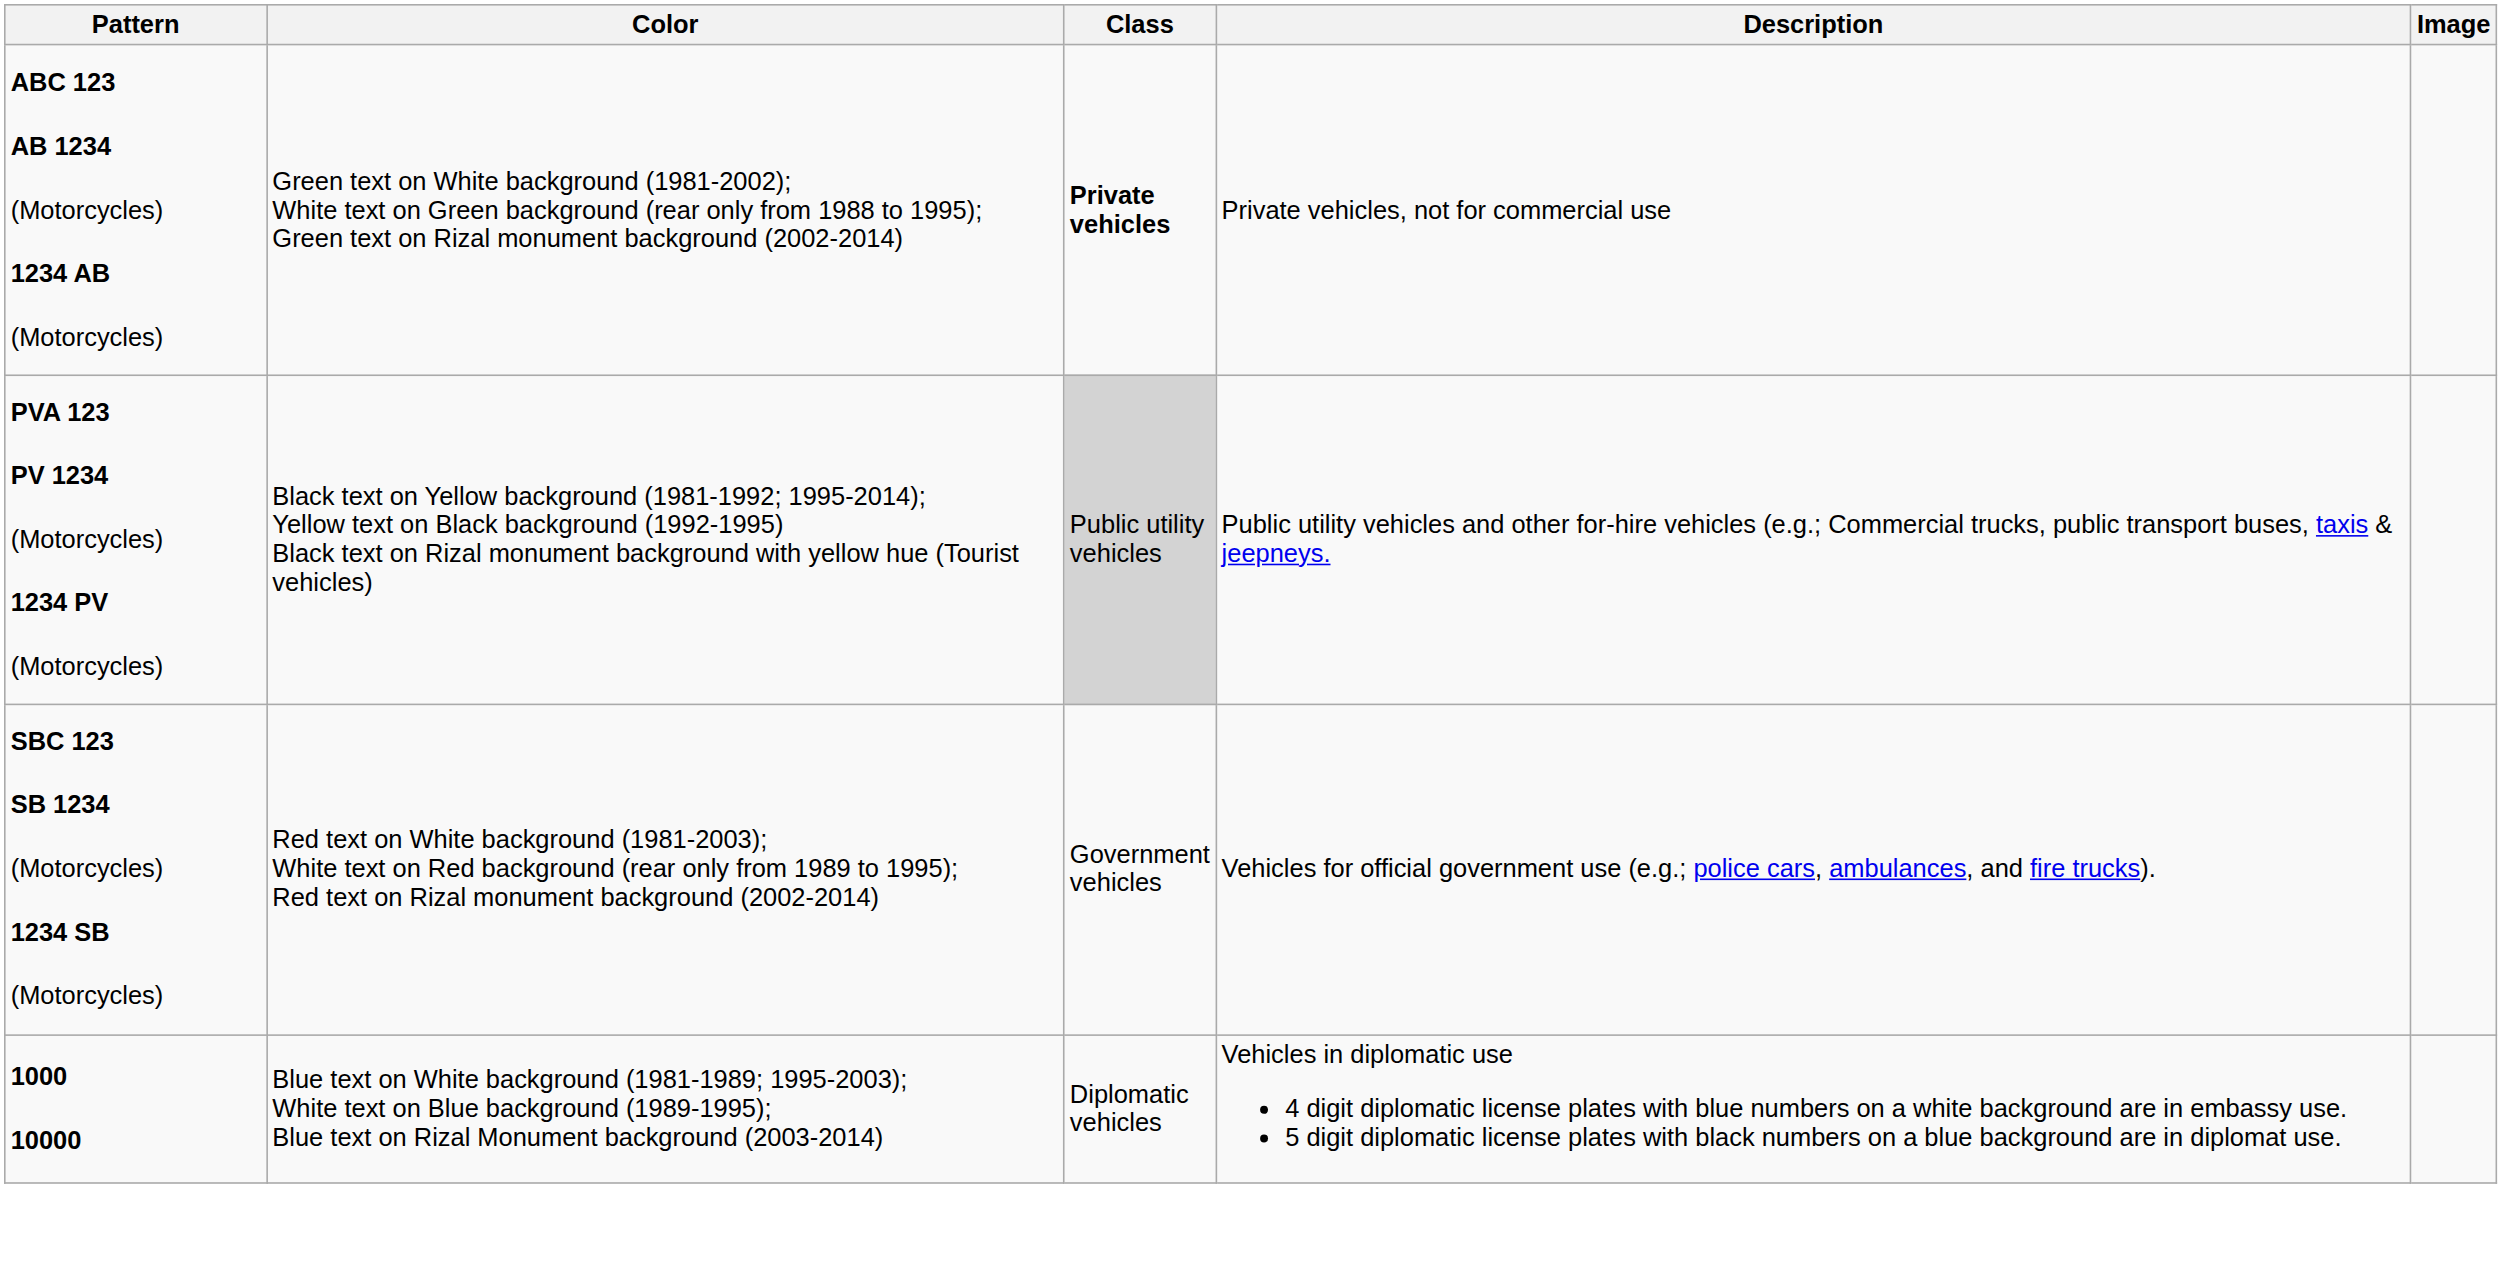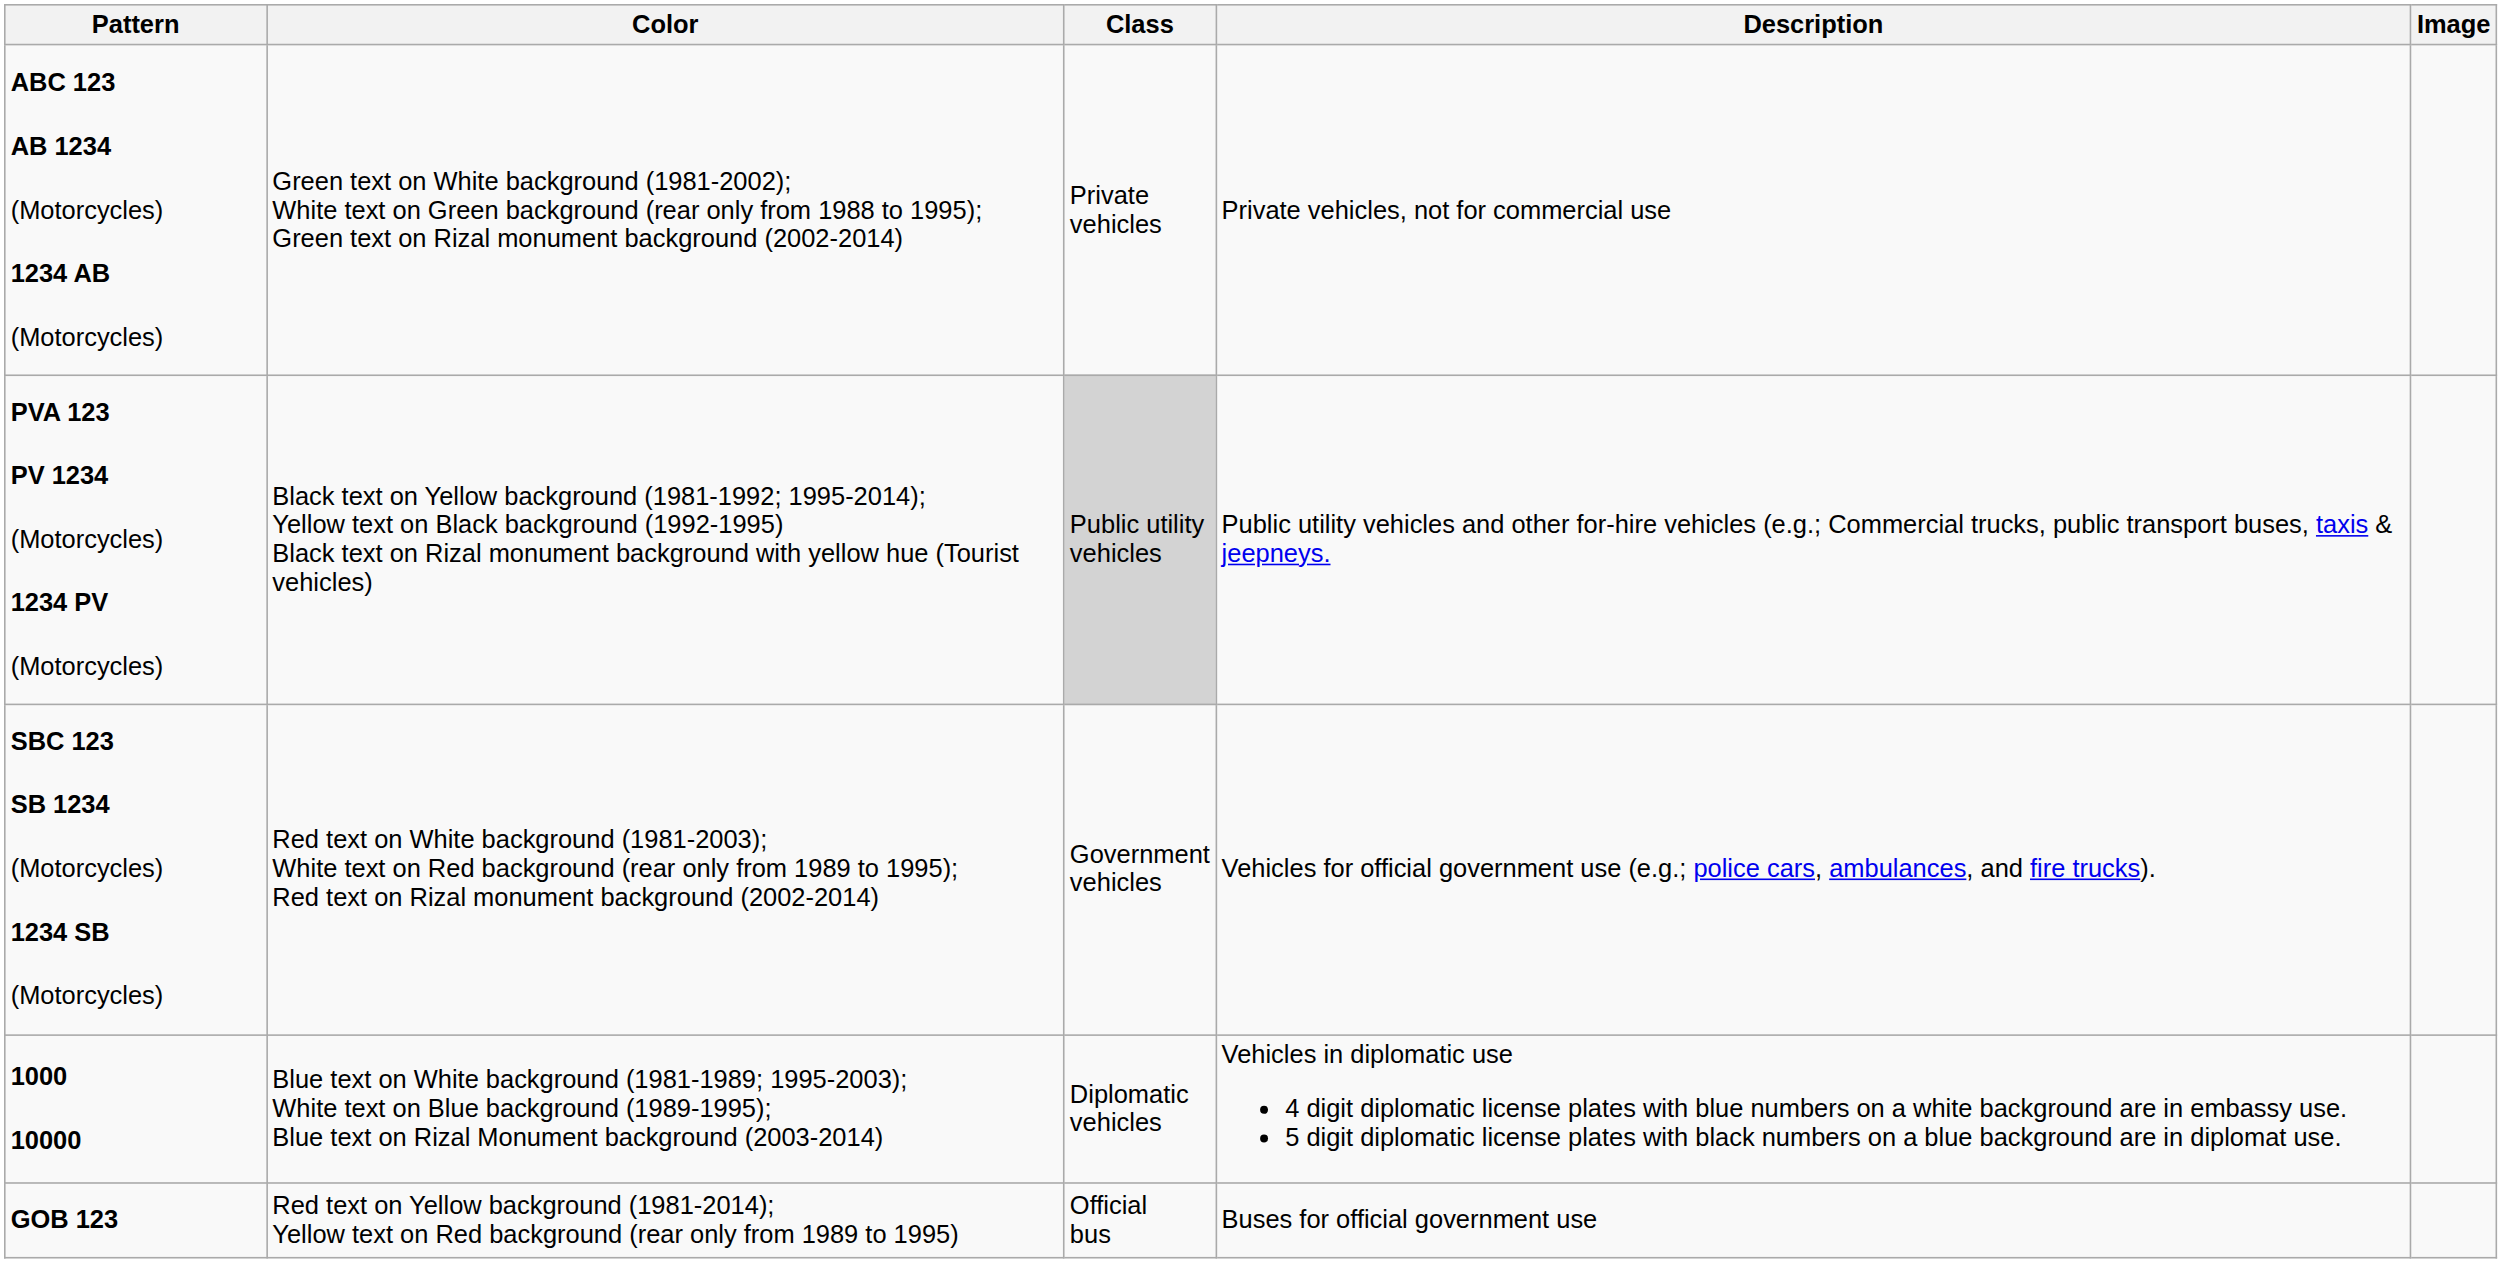(1120, 209) bold -> (1116, 209) normal
+ row: (64, 1220)
